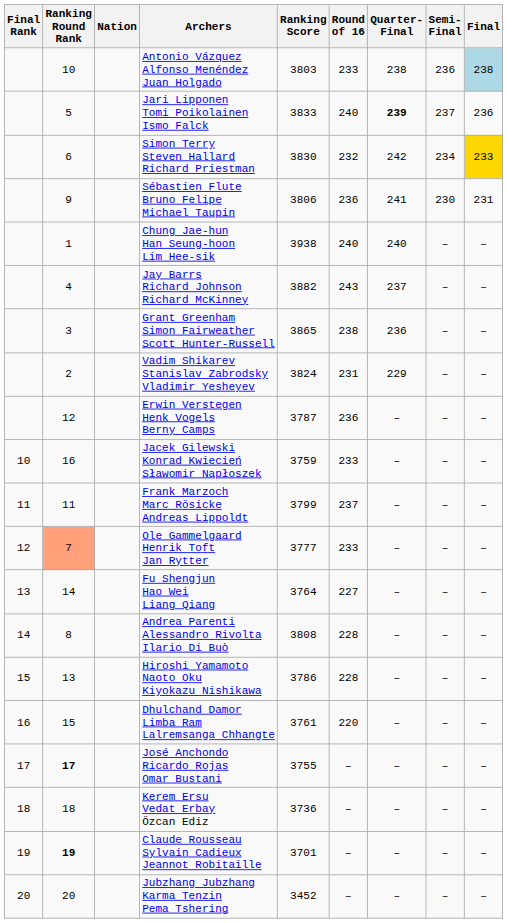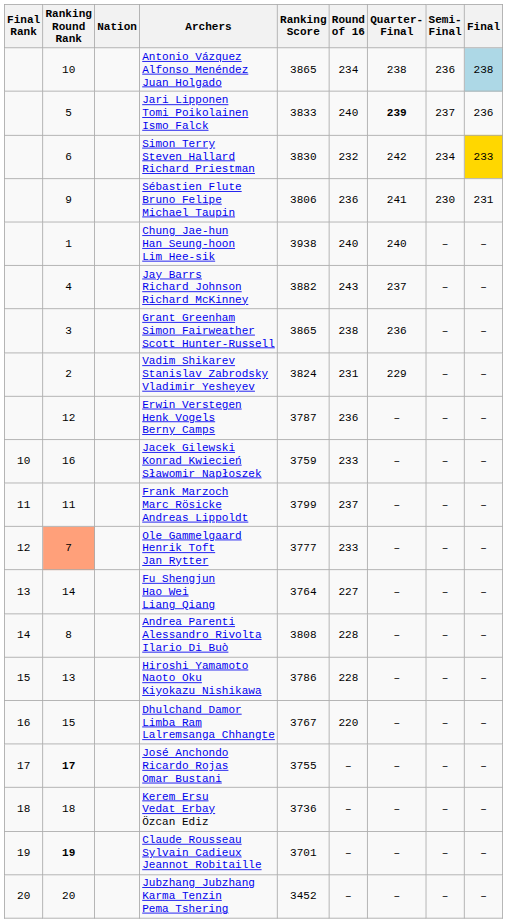(303, 70) 3803 -> (303, 70) 3865
(348, 70) 233 -> (348, 70) 234
(303, 722) 3761 -> (303, 722) 3767
